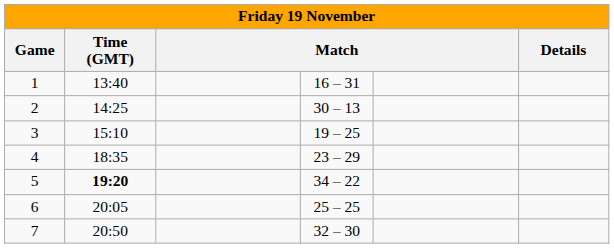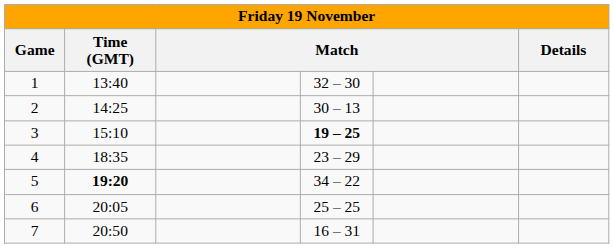(337, 83) 16 – 31 -> (337, 83) 32 – 30
(337, 132) normal -> (337, 132) bold
(337, 231) 32 – 30 -> (337, 231) 16 – 31
